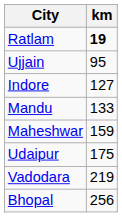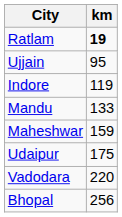(102, 85) 127 -> (101, 85) 119
(102, 177) 219 -> (102, 177) 220
